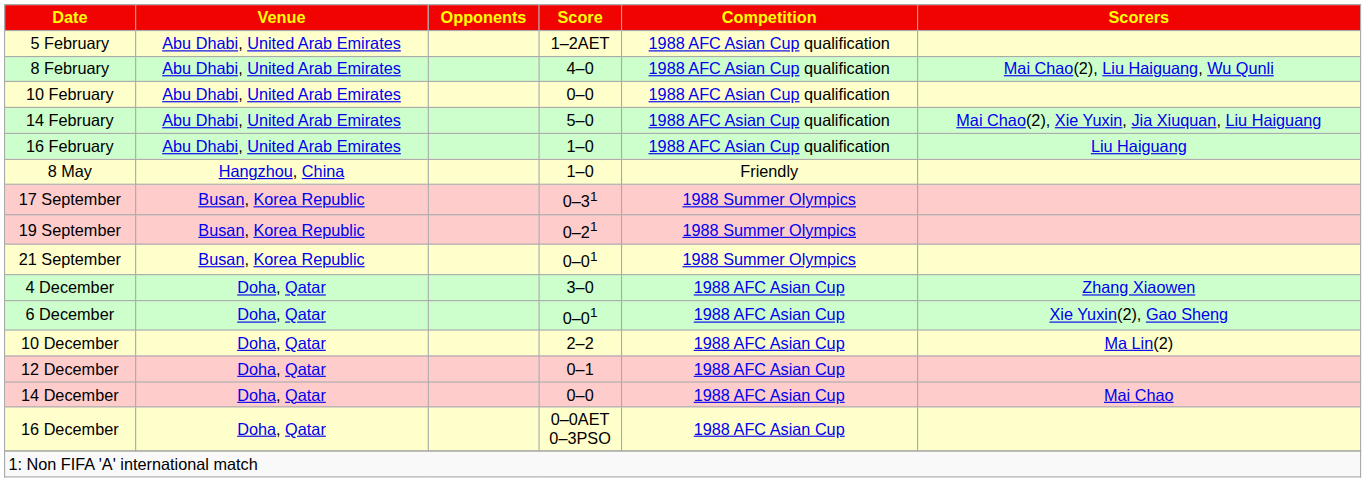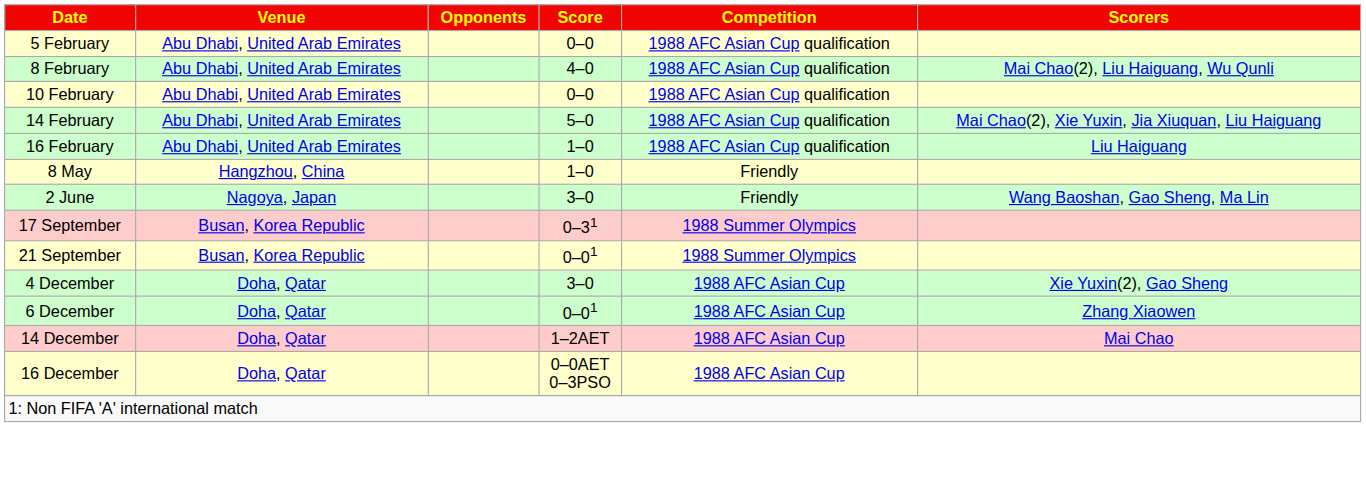(580, 44) 1–2AET -> (580, 44) 0–0
+ row: (70, 198)
- row: (70, 230)
(1139, 288) Zhang Xiaowen -> (1139, 283) Xie Yuxin(2), Gao Sheng
(1139, 316) Xie Yuxin(2), Gao Sheng -> (1139, 311) Zhang Xiaowen
- row: (70, 343)
- row: (70, 369)
(580, 395) 0–0 -> (580, 339) 1–2AET
